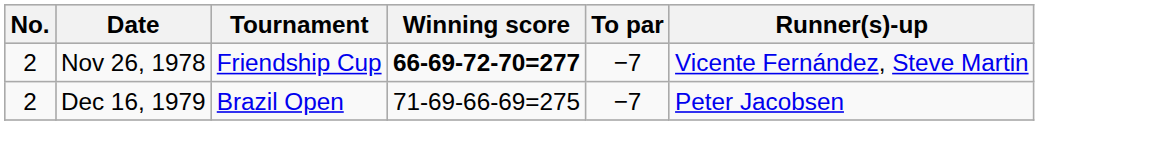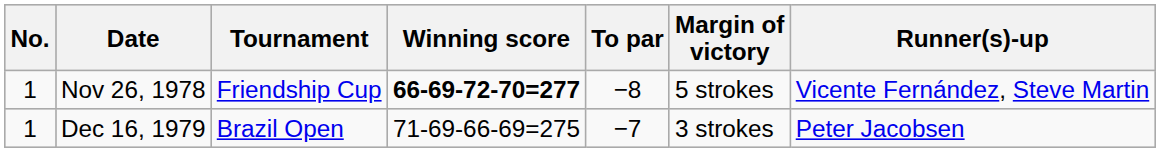+ column: (730, 38)
(30, 63) 2 -> (30, 90) 1
(628, 63) −7 -> (628, 90) −8
(30, 101) 2 -> (30, 128) 1
